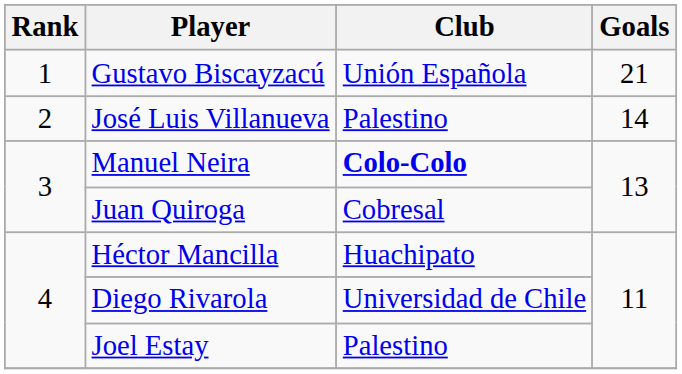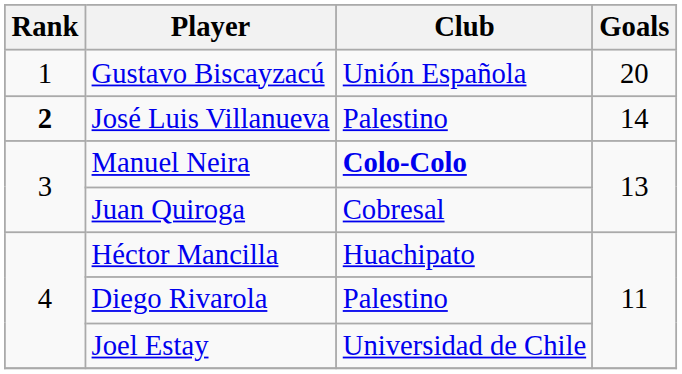(634, 72) 21 -> (634, 72) 20
(45, 118) normal -> (45, 118) bold
(464, 299) Universidad de Chile -> (395, 299) Palestino
(395, 345) Palestino -> (464, 345) Universidad de Chile
